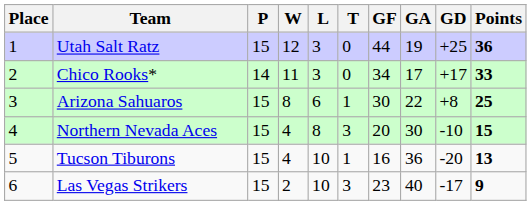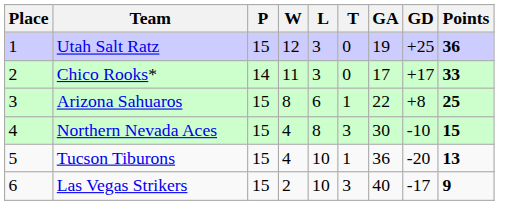- column: (385, 18)
